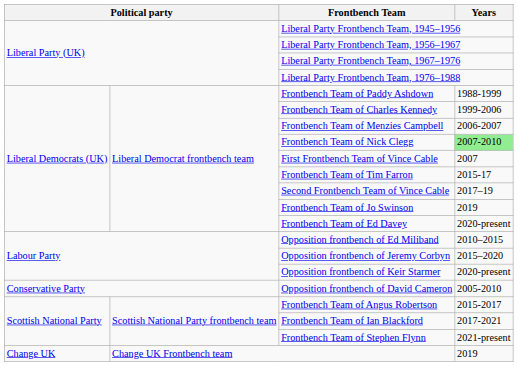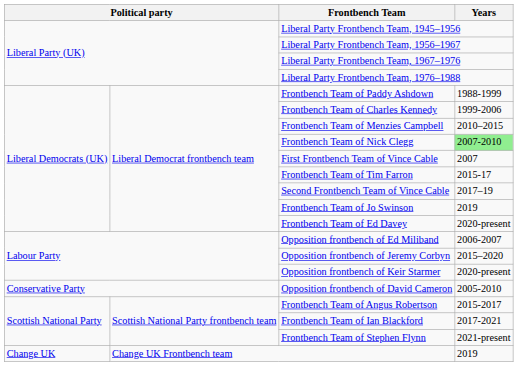(479, 126) 2006-2007 -> (480, 126) 2010–2015
(480, 239) 2010–2015 -> (479, 239) 2006-2007
